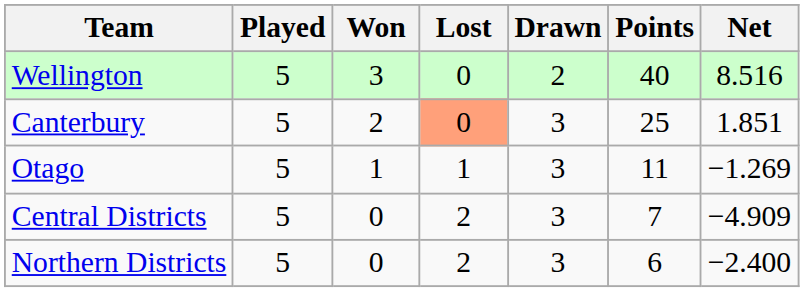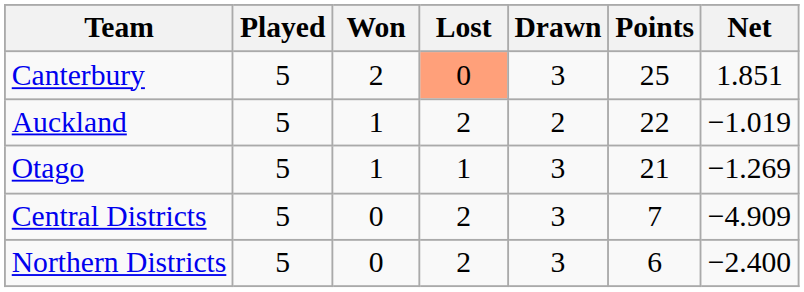- row: (77, 74)
+ row: (69, 121)
(655, 168) 11 -> (655, 168) 21
